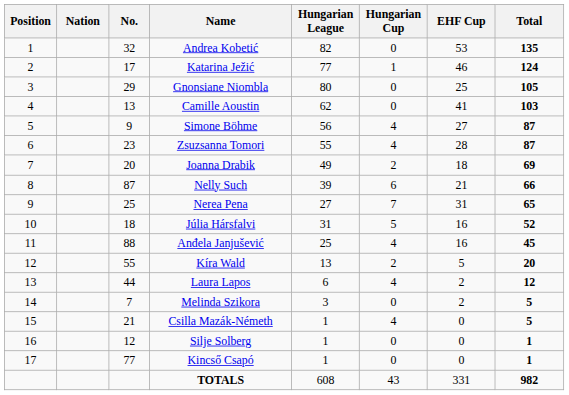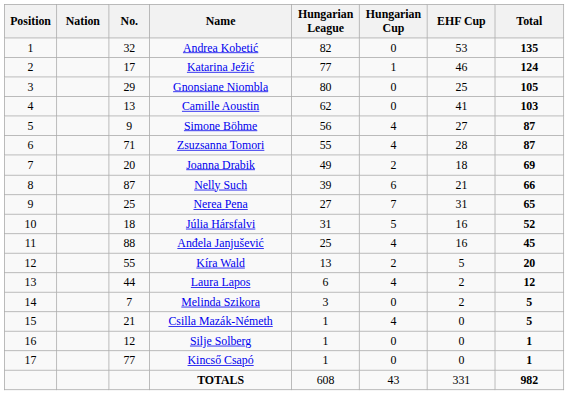(129, 145) 23 -> (129, 145) 71
